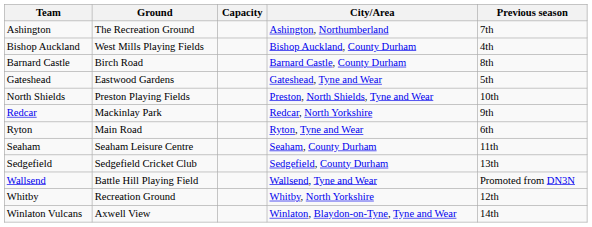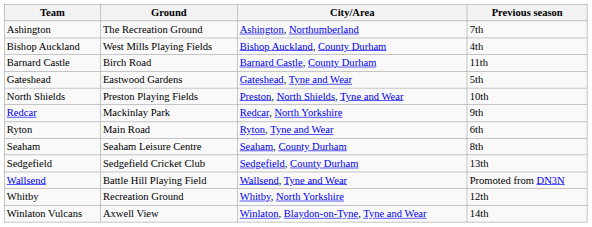- column: (242, 12)
(487, 63) 8th -> (479, 63) 11th
(489, 146) 11th -> (476, 146) 8th
